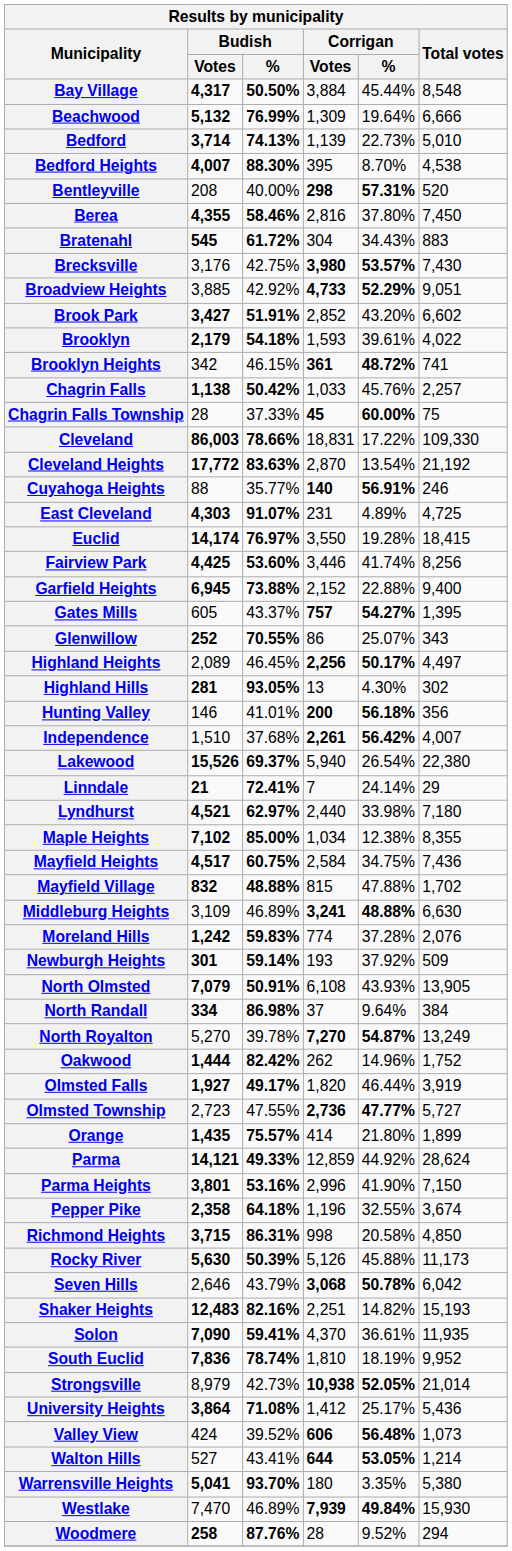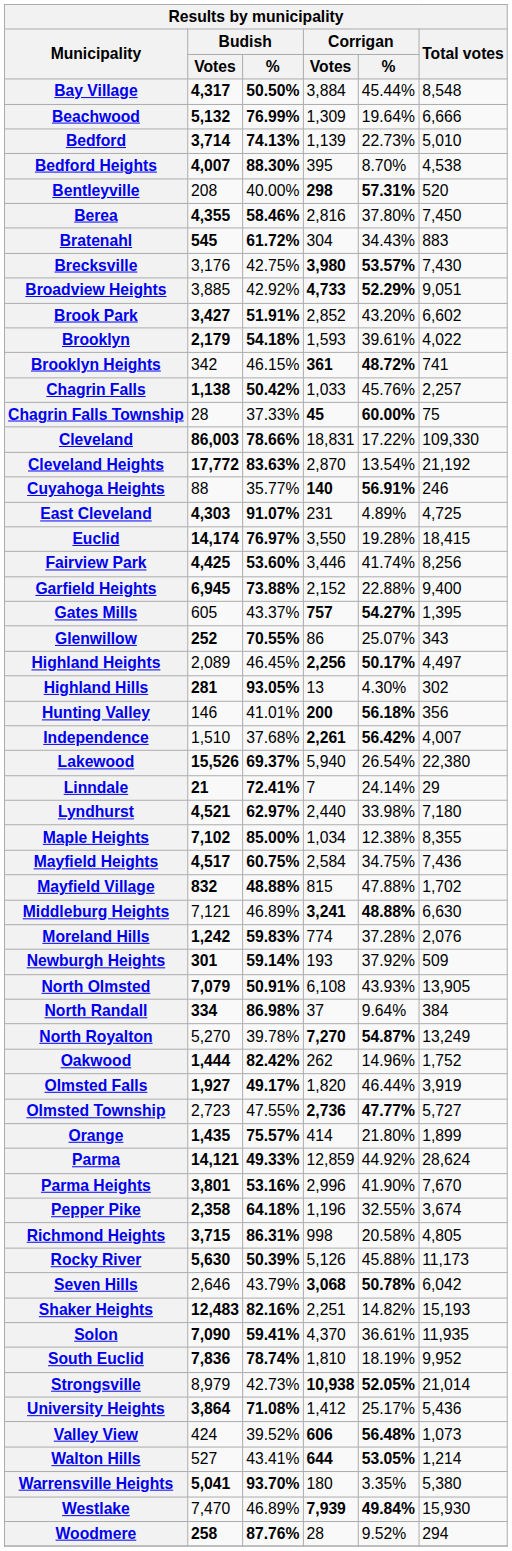(211, 912) 3,109 -> (211, 912) 7,121
(442, 1185) 7,150 -> (442, 1185) 7,670
(442, 1235) 4,850 -> (442, 1235) 4,805
